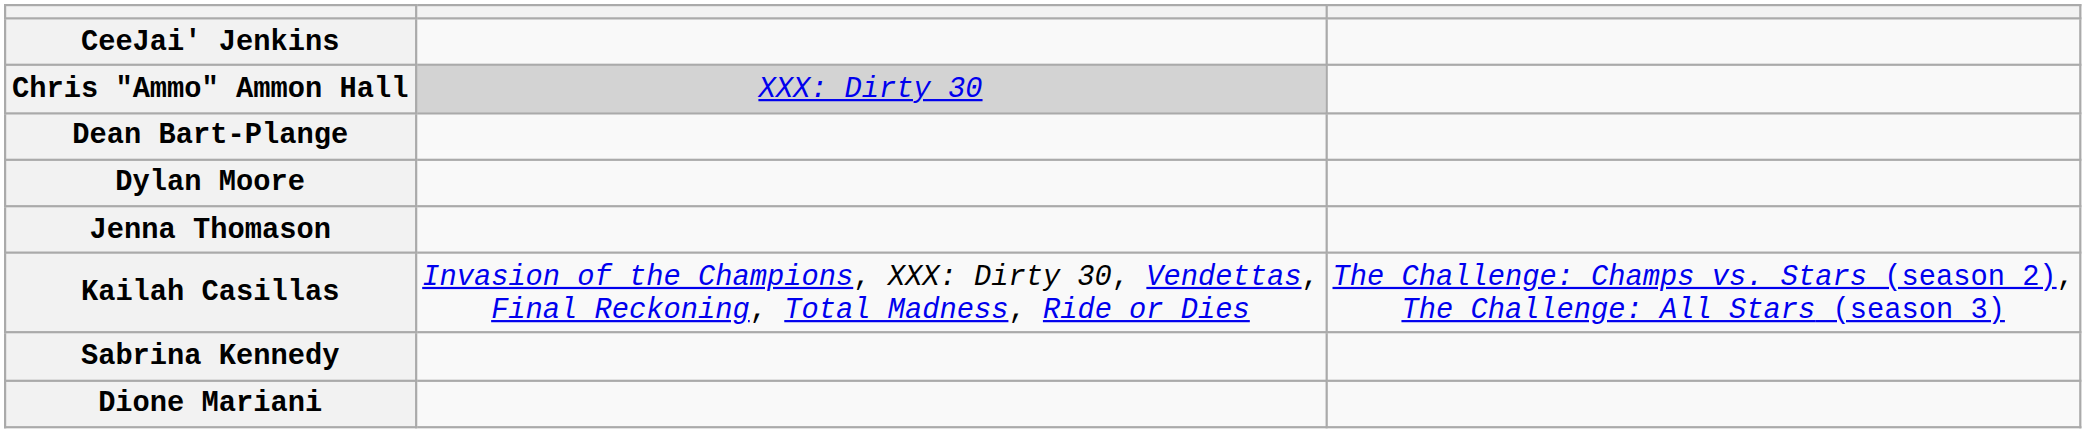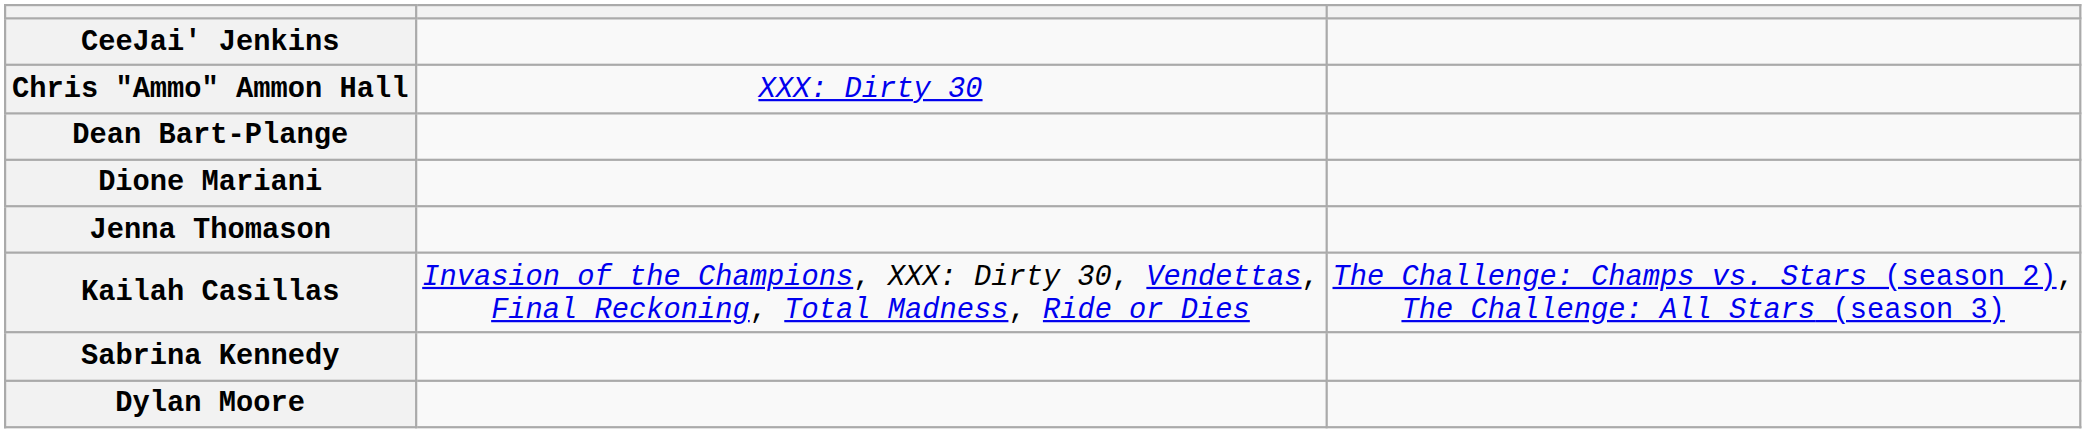(870, 89) lightgrey background -> (870, 89) no background
rows swapped: (210, 403) <-> (210, 183)
